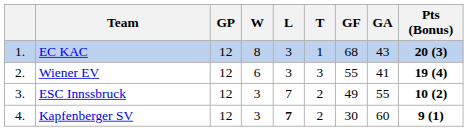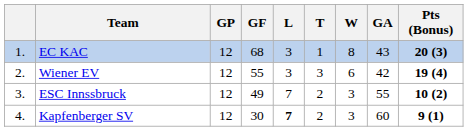columns swapped: (257, 22) <-> (351, 22)
(383, 72) 41 -> (383, 72) 42
